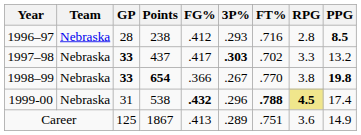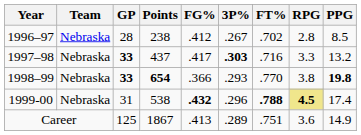(236, 36) .293 -> (236, 36) .267
(271, 36) .716 -> (271, 36) .702
(340, 36) bold -> (340, 36) normal
(271, 57) .702 -> (271, 57) .716
(236, 78) .267 -> (236, 78) .293
